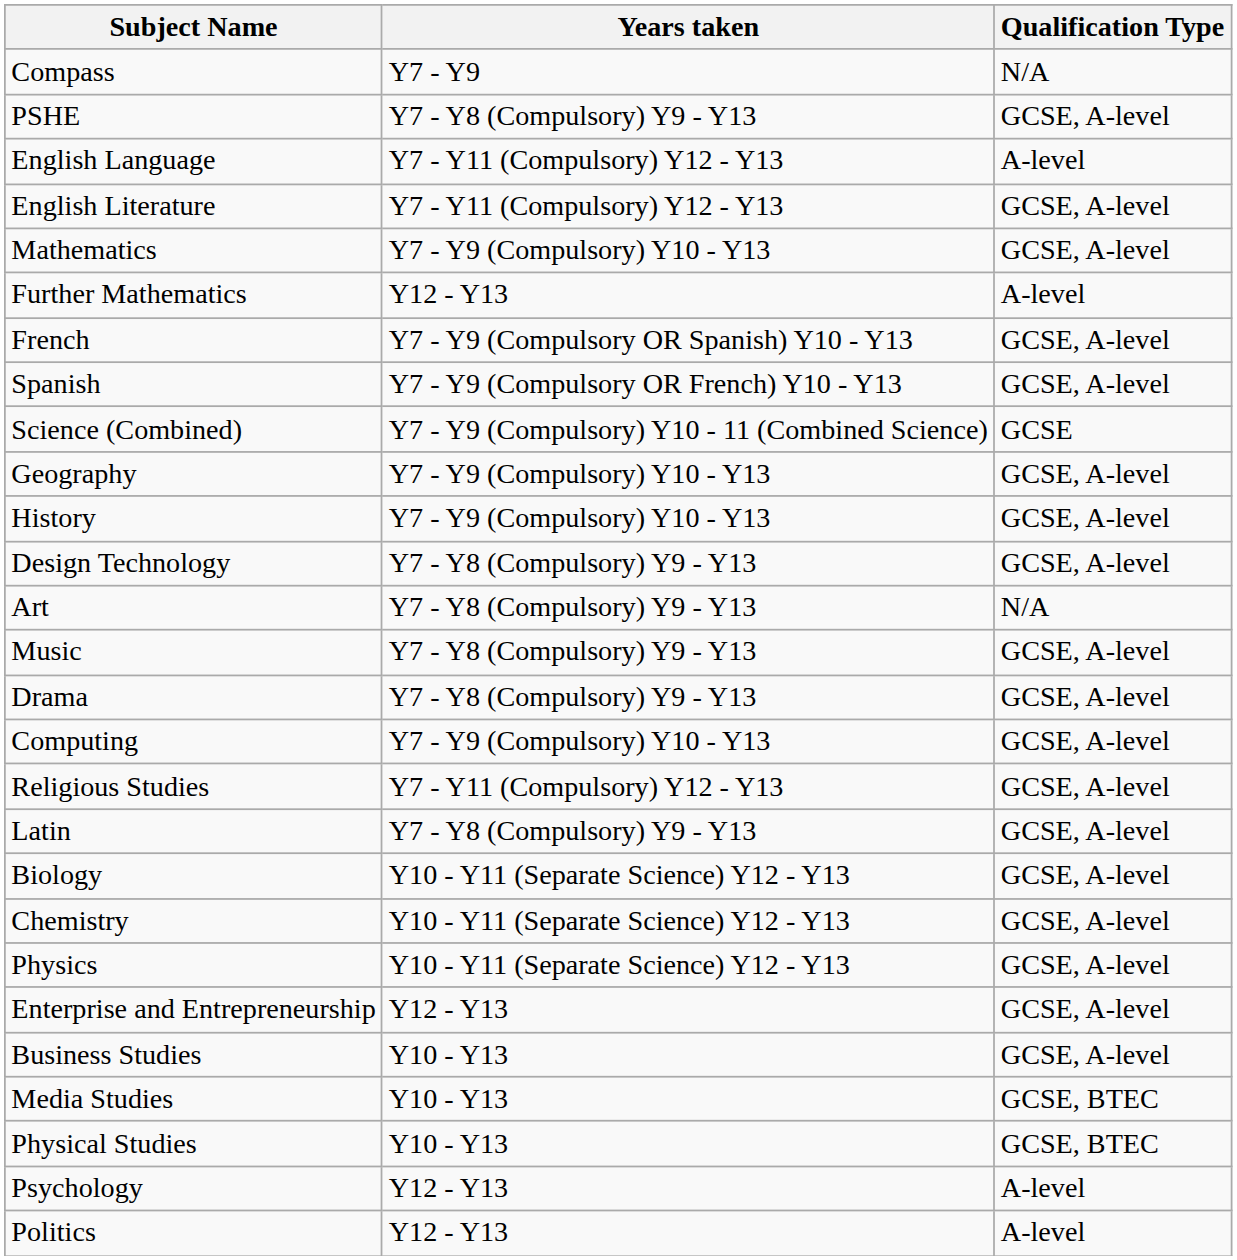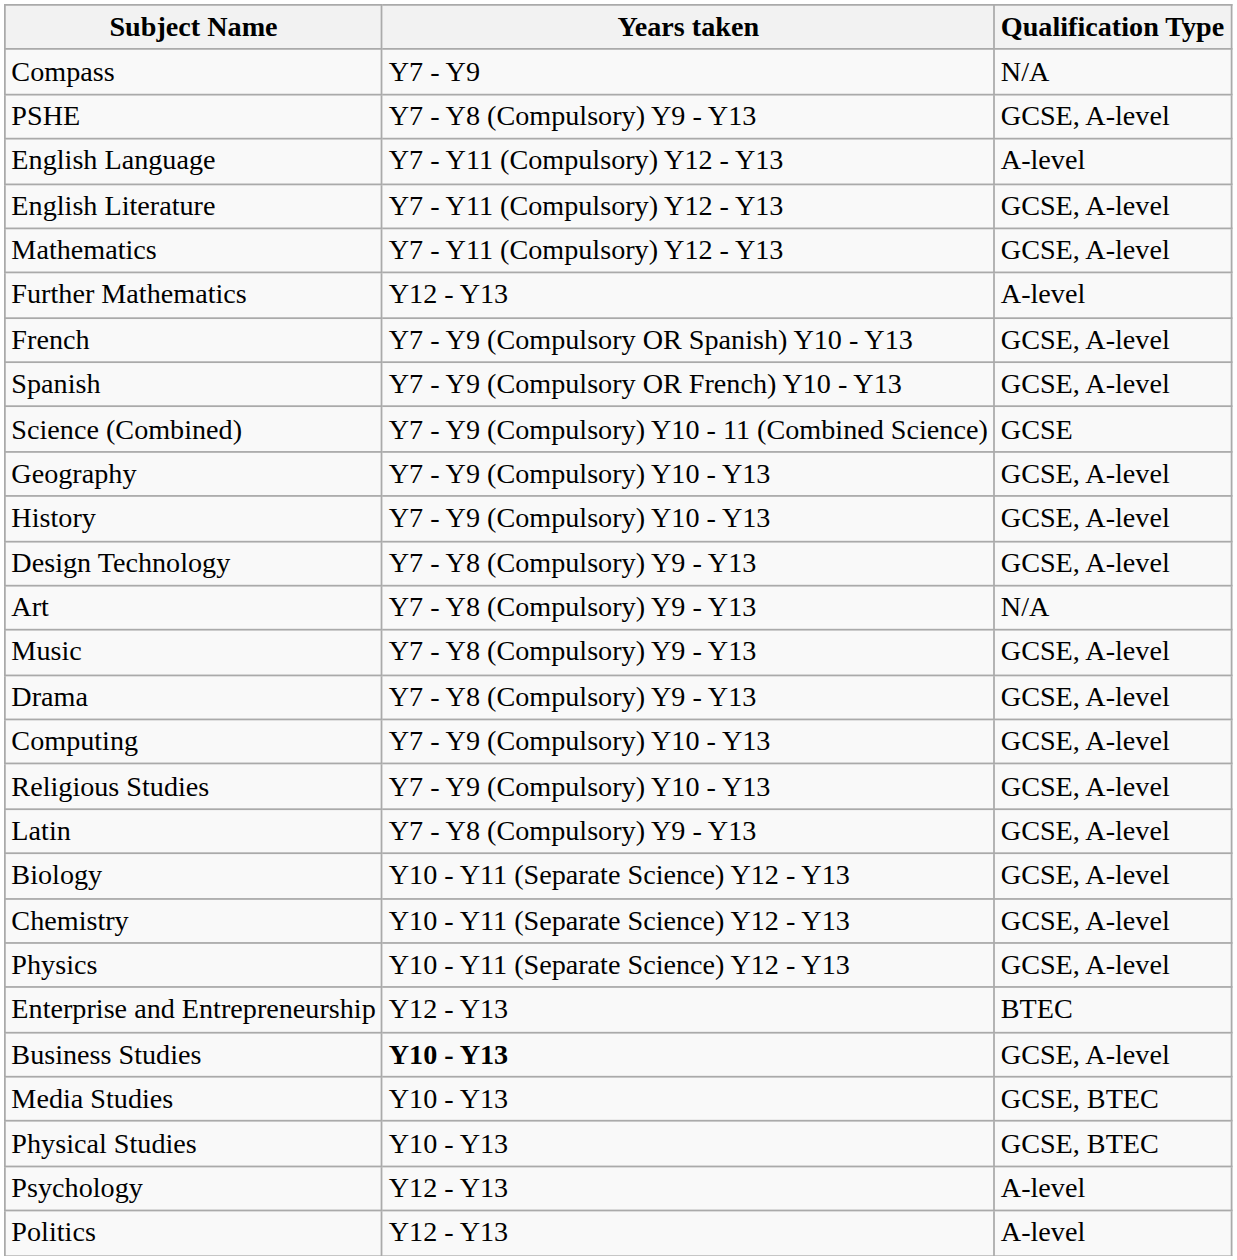(580, 250) Y7 - Y9 (Compulsory) Y10 - Y13 -> (586, 250) Y7 - Y11 (Compulsory) Y12 - Y13
(586, 786) Y7 - Y11 (Compulsory) Y12 - Y13 -> (580, 786) Y7 - Y9 (Compulsory) Y10 - Y13
(1085, 1009) GCSE, A-level -> (1037, 1009) BTEC
(448, 1054) normal -> (448, 1054) bold
